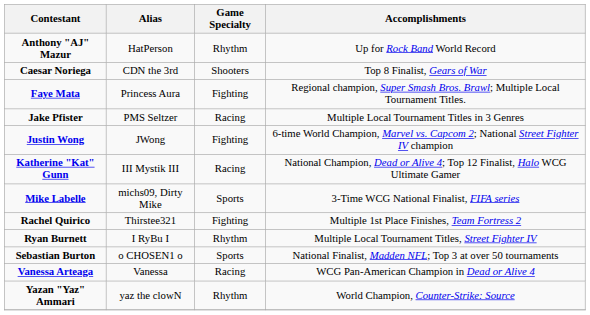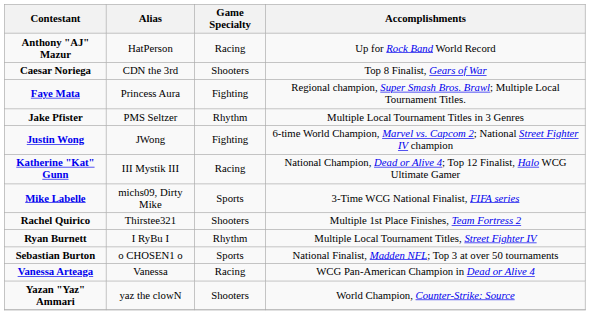(230, 48) Rhythm -> (230, 48) Racing
(230, 117) Racing -> (230, 117) Rhythm
(230, 221) Fighting -> (230, 221) Shooters
(230, 295) Rhythm -> (230, 295) Shooters
